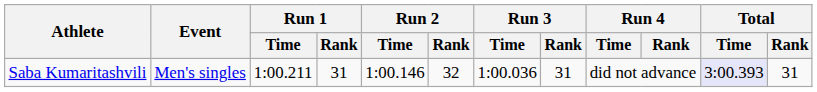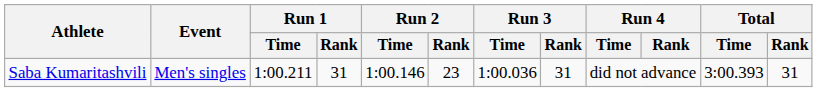(451, 72) 32 -> (451, 72) 23
(734, 72) lavender background -> (734, 72) no background
